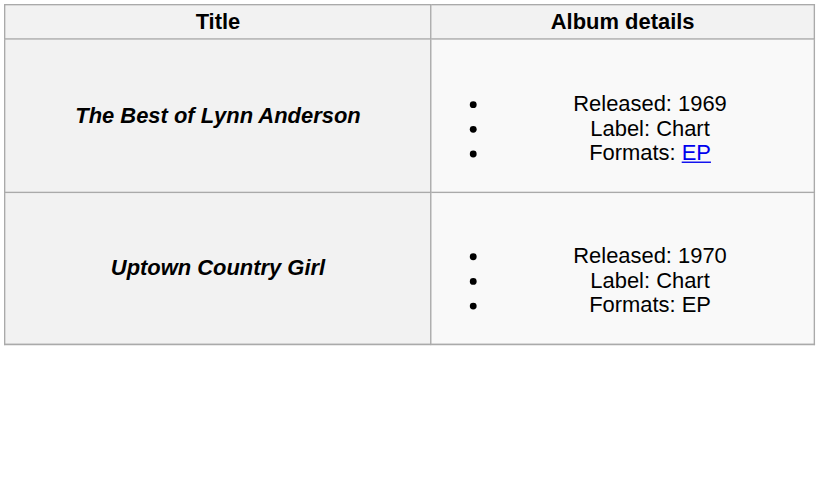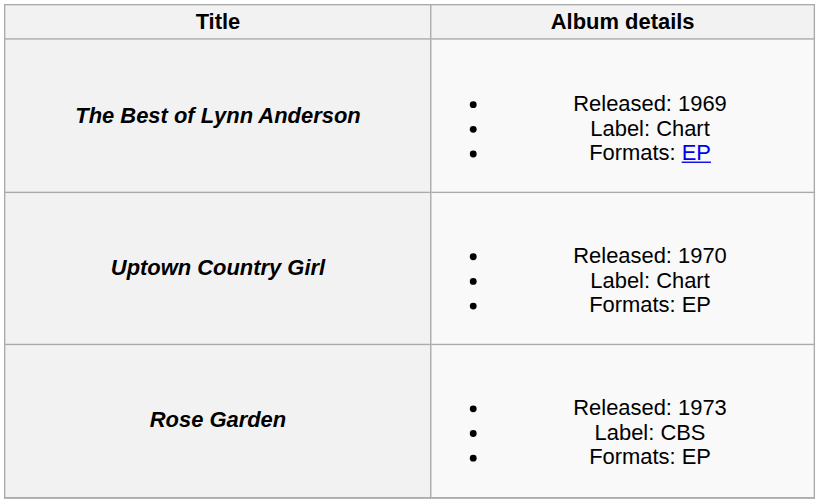+ row: (218, 420)
